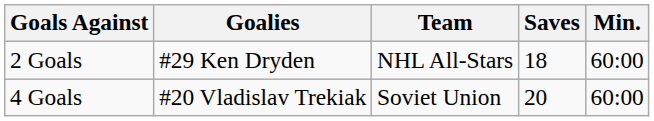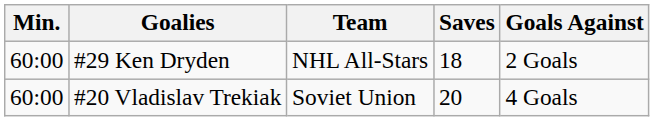columns swapped: (617, 23) <-> (79, 23)
